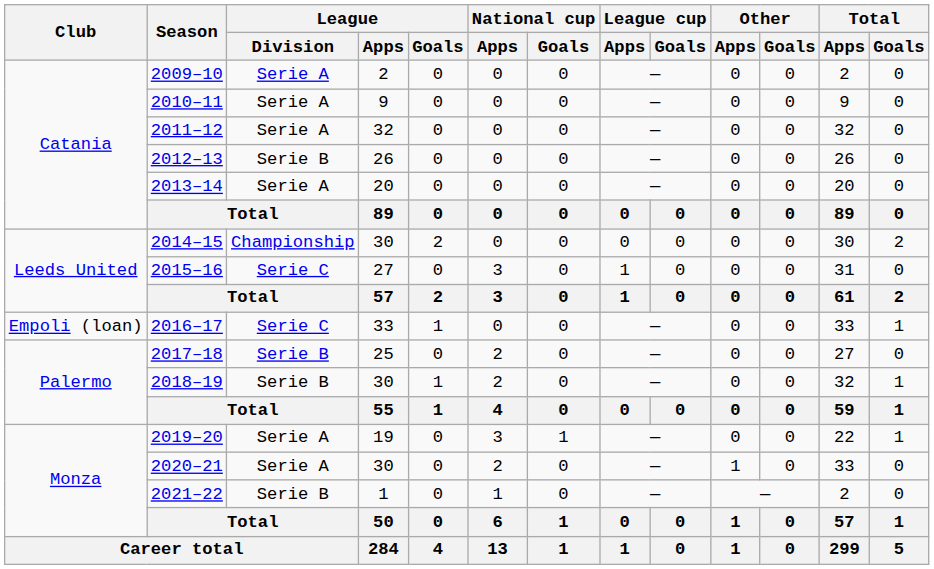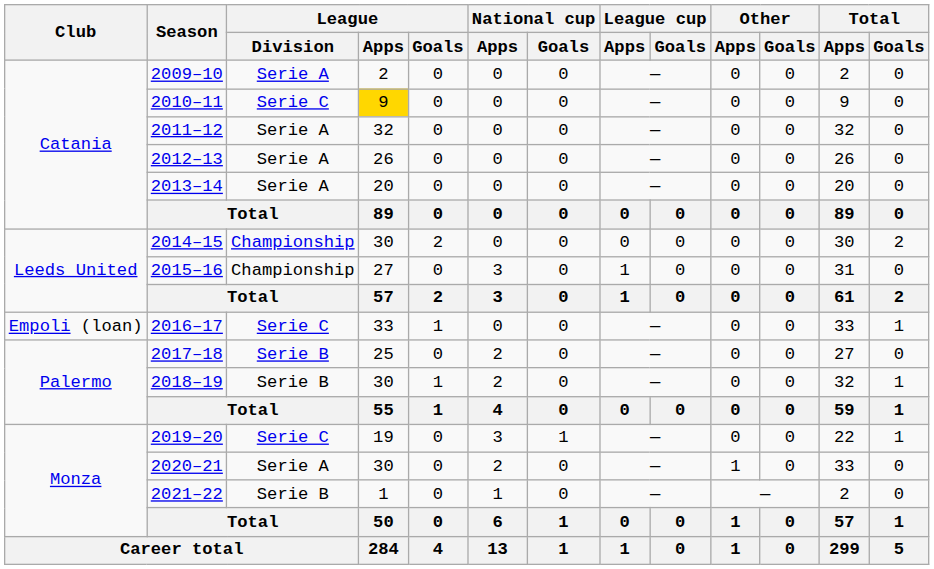(293, 103) Serie A -> (293, 103) Serie C
(383, 103) no background -> (383, 103) gold background
(293, 158) Serie B -> (293, 158) Serie A
(293, 270) Serie C -> (293, 270) Championship
(293, 438) Serie A -> (293, 438) Serie C
